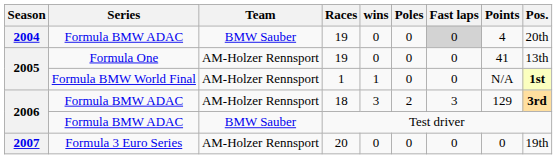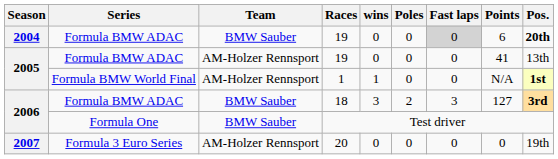(502, 36) 4 -> (502, 36) 6
(537, 36) normal -> (538, 36) bold
(124, 58) Formula One -> (124, 58) Formula BMW ADAC
(260, 101) AM-Holzer Rennsport -> (260, 101) BMW Sauber
(502, 101) 129 -> (502, 101) 127
(124, 122) Formula BMW ADAC -> (124, 122) Formula One
